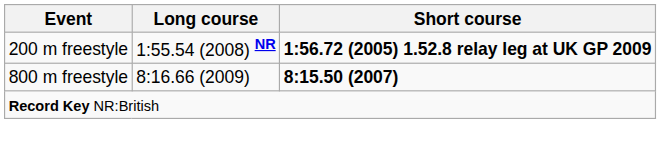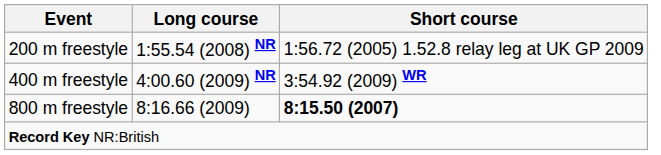(468, 48) bold -> (464, 48) normal
+ row: (68, 79)
